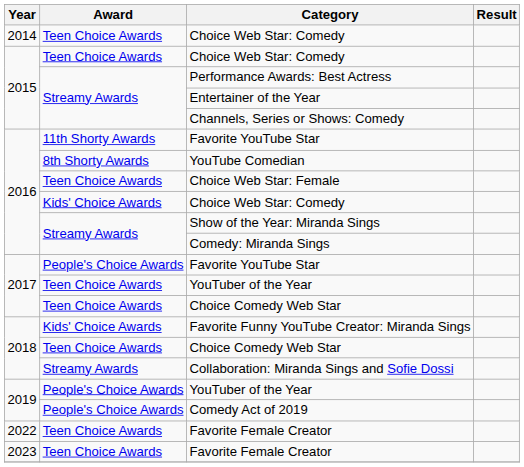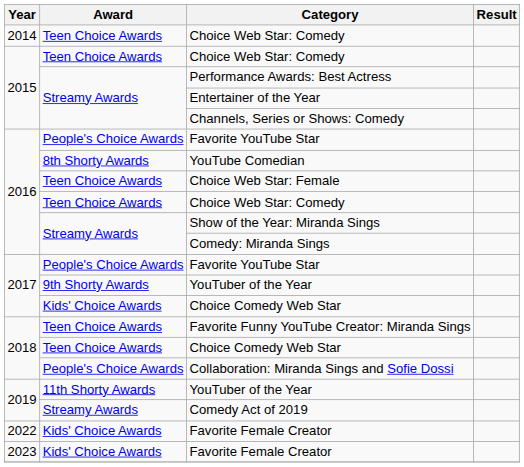(99, 139) 11th Shorty Awards -> (113, 139) People's Choice Awards
(102, 202) Kids' Choice Awards -> (102, 202) Teen Choice Awards
(102, 285) Teen Choice Awards -> (96, 285) 9th Shorty Awards
(102, 306) Teen Choice Awards -> (102, 306) Kids' Choice Awards
(102, 327) Kids' Choice Awards -> (102, 327) Teen Choice Awards
(90, 368) Streamy Awards -> (113, 368) People's Choice Awards
(113, 389) People's Choice Awards -> (99, 389) 11th Shorty Awards
(113, 410) People's Choice Awards -> (90, 410) Streamy Awards
(102, 431) Teen Choice Awards -> (102, 431) Kids' Choice Awards
(102, 451) Teen Choice Awards -> (102, 451) Kids' Choice Awards
